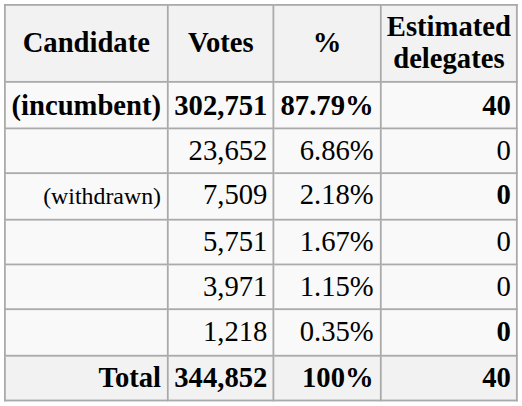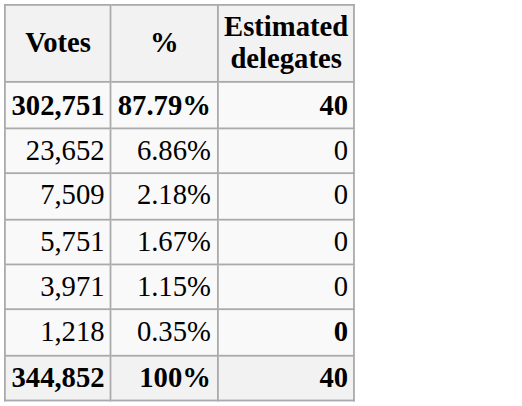- column: (86, 43)
(504, 195) bold -> (341, 195) normal
